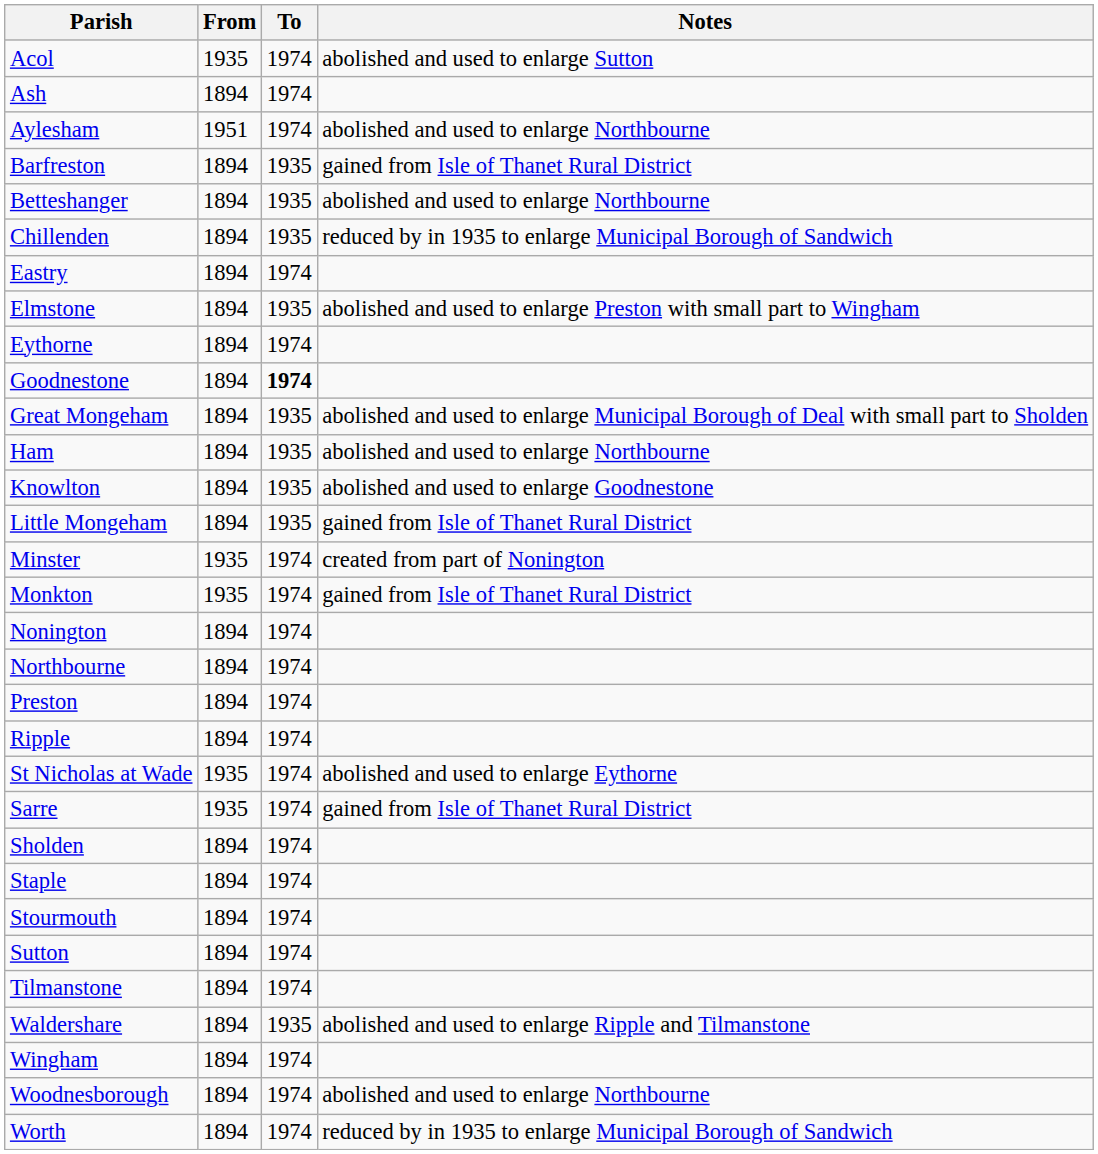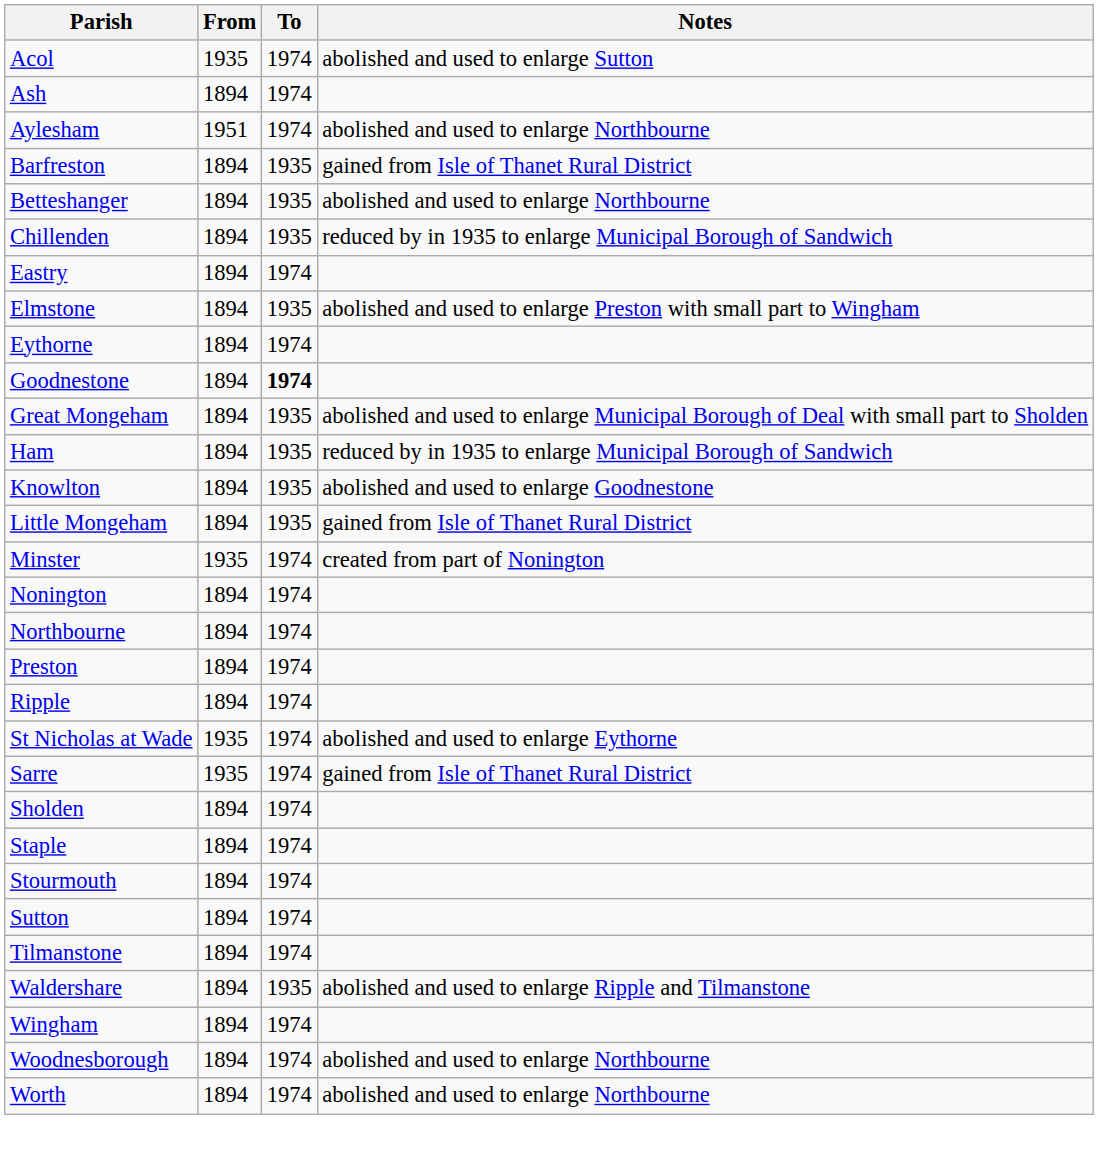(516, 451) abolished and used to enlarge Northbourne -> (607, 451) reduced by in 1935 to enlarge Municipal Borough of Sandwich
- row: (51, 594)
(607, 1131) reduced by in 1935 to enlarge Municipal Borough of Sandwich -> (516, 1095) abolished and used to enlarge Northbourne
